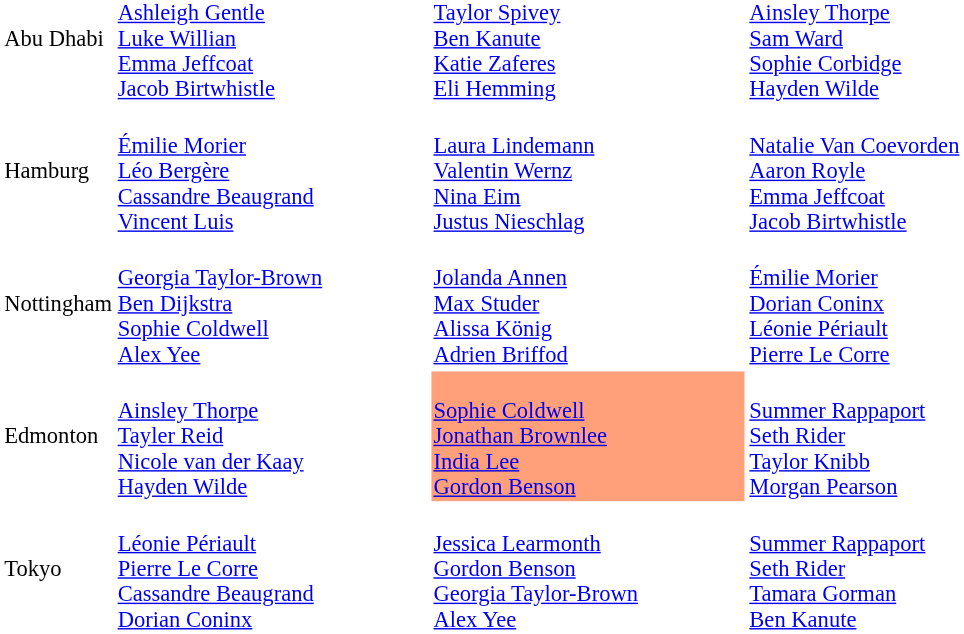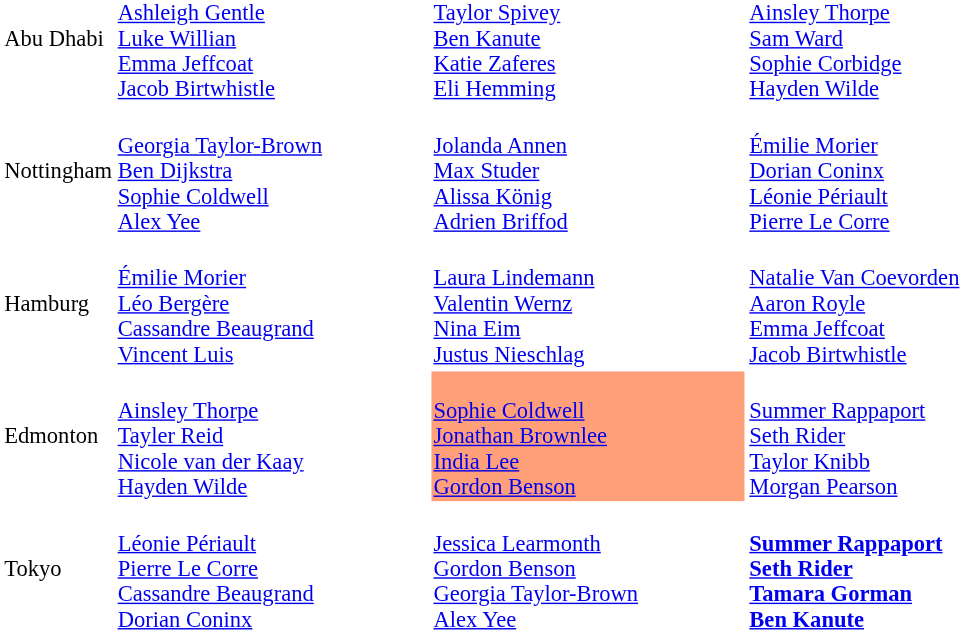rows swapped: (58, 303) <-> (47, 171)
(837, 581) normal -> (846, 581) bold
